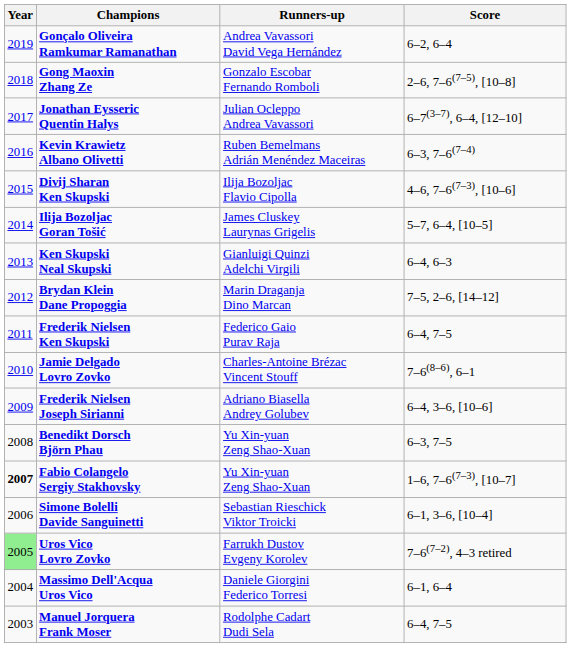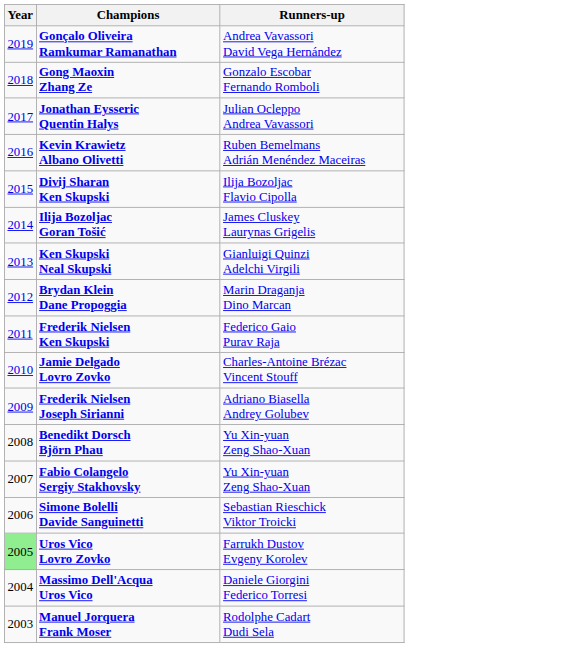- column: (485, 15)
(20, 479) bold -> (20, 479) normal
